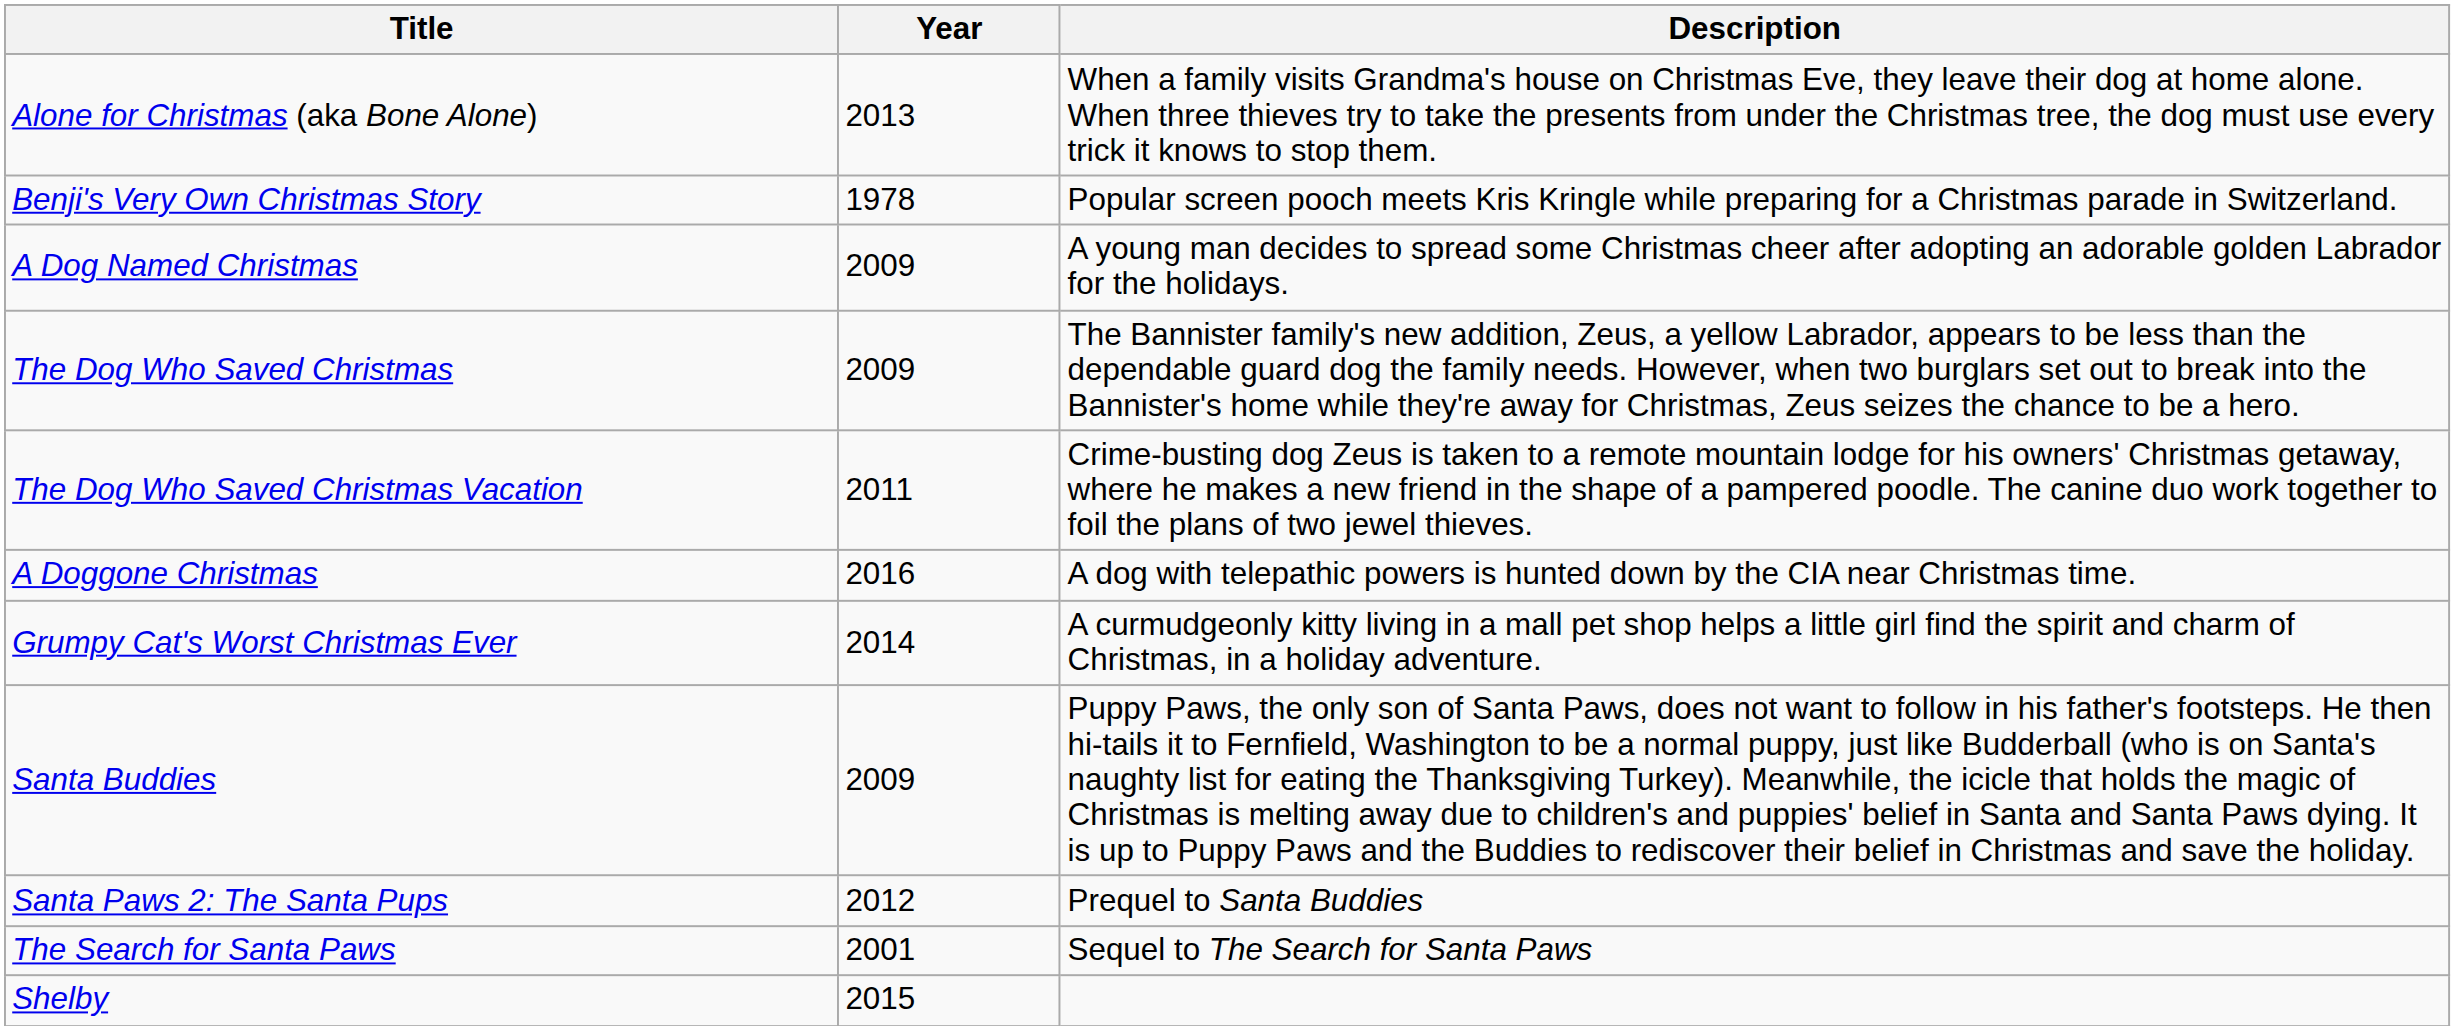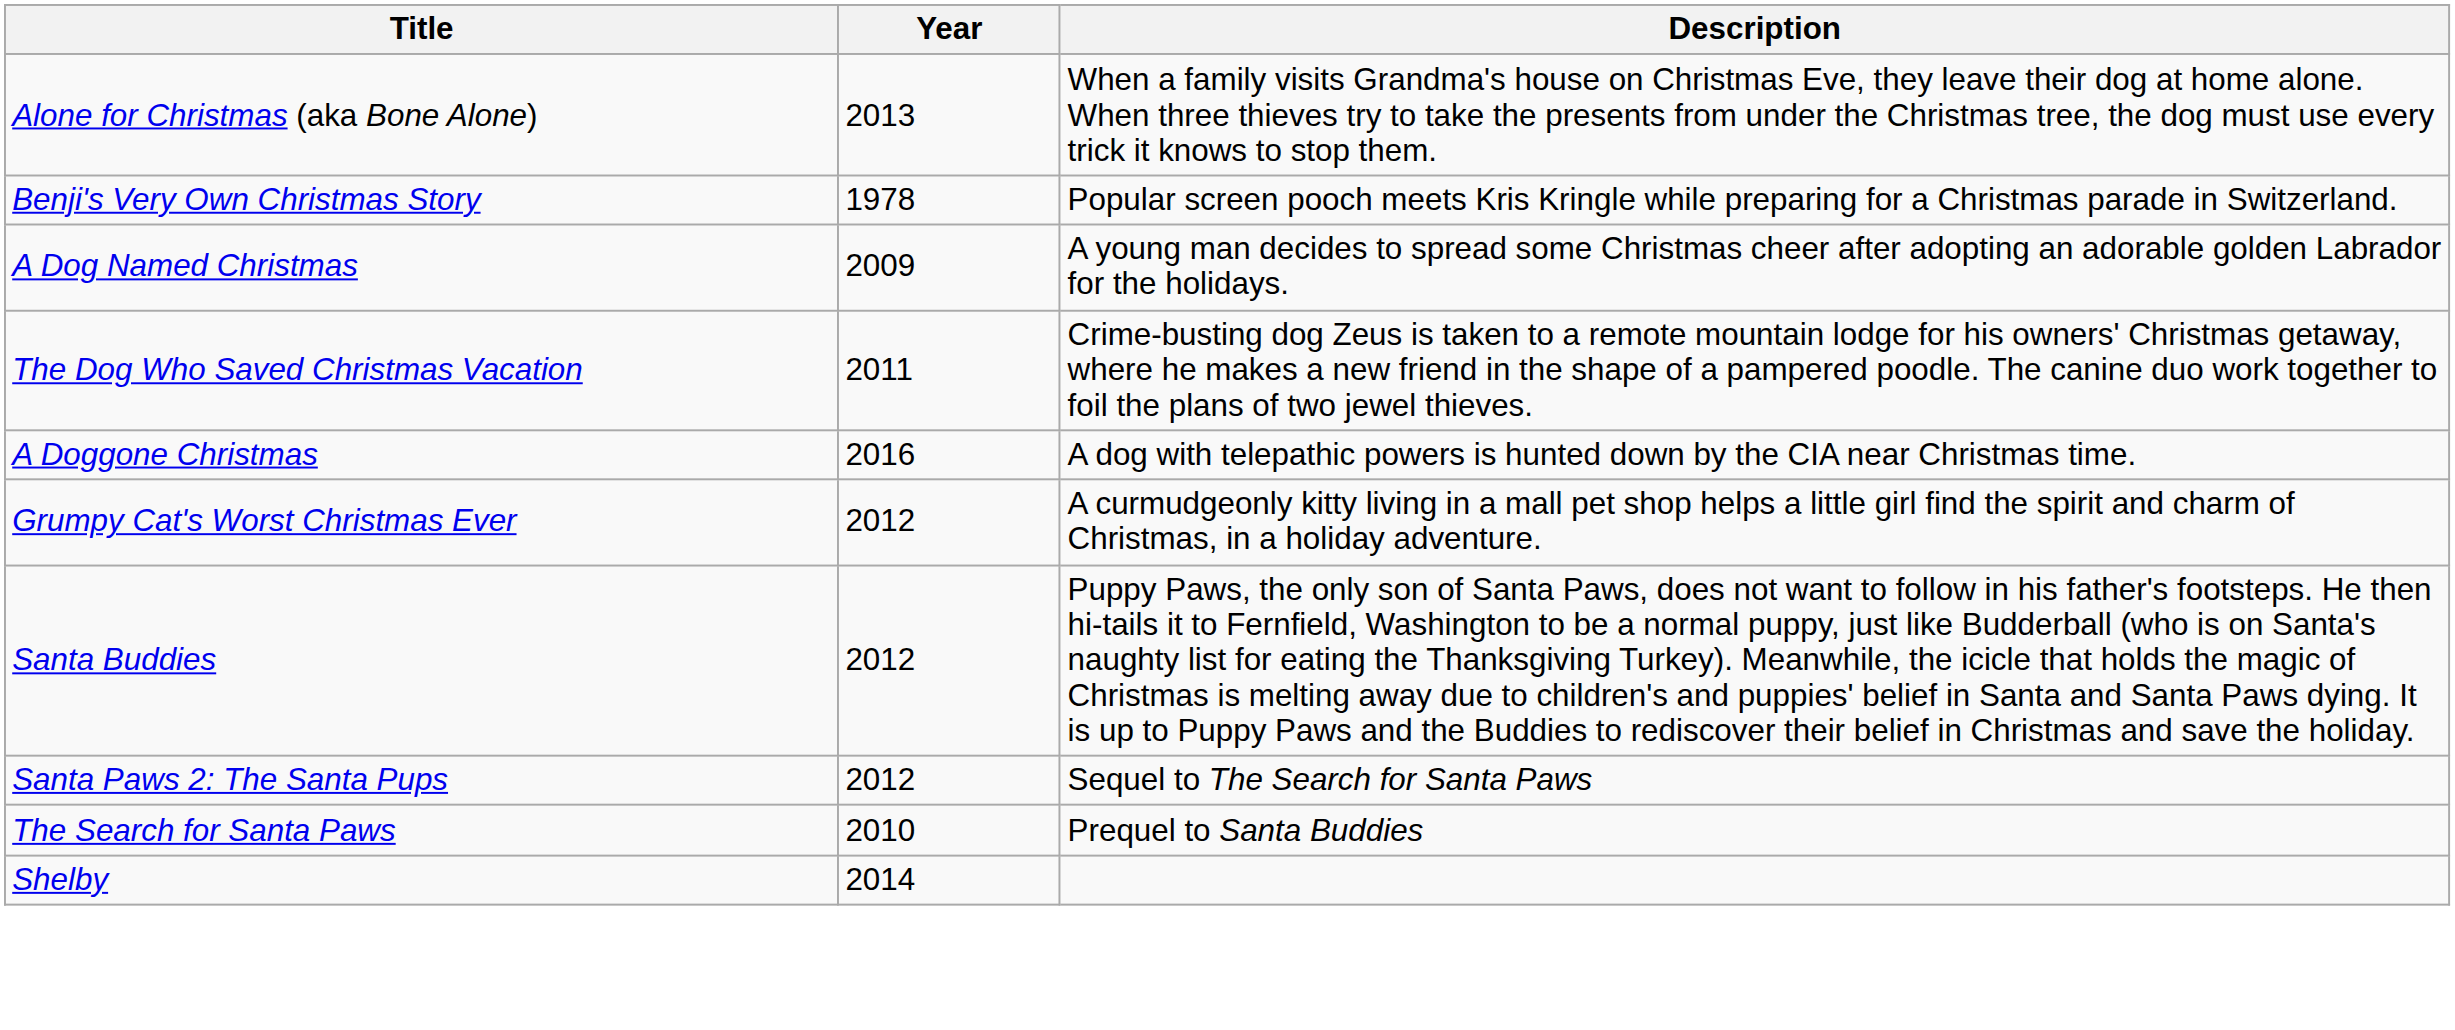- row: (233, 369)
(880, 642) 2014 -> (880, 521) 2012
(880, 780) 2009 -> (880, 659) 2012
(1245, 900) Prequel to Santa Buddies -> (1330, 780) Sequel to The Search for Santa Paws
(880, 950) 2001 -> (880, 829) 2010
(1330, 950) Sequel to The Search for Santa Paws -> (1245, 829) Prequel to Santa Buddies
(880, 999) 2015 -> (880, 879) 2014
